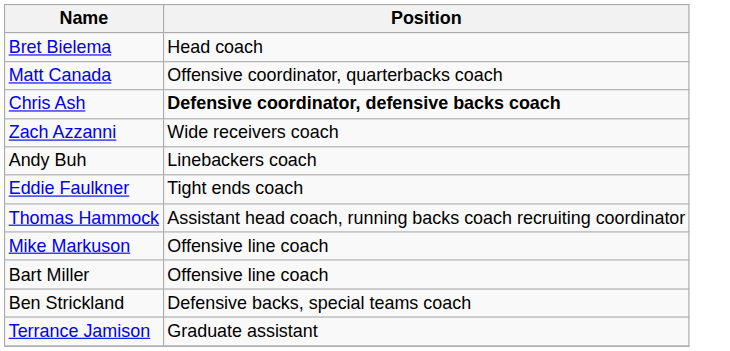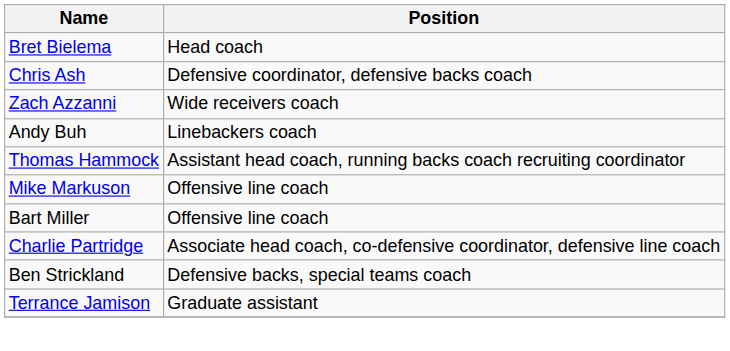- row: (60, 75)
(364, 103) bold -> (350, 75) normal
- row: (69, 189)
+ row: (76, 246)
